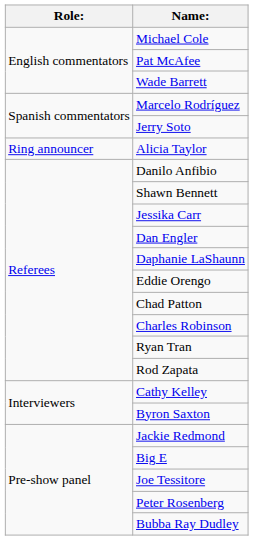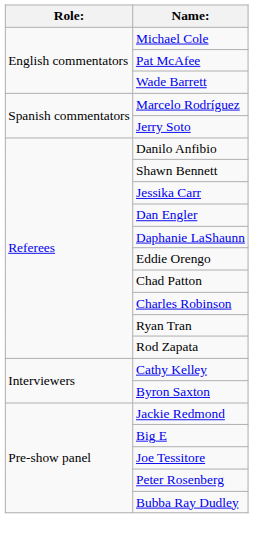- row: (171, 148)
